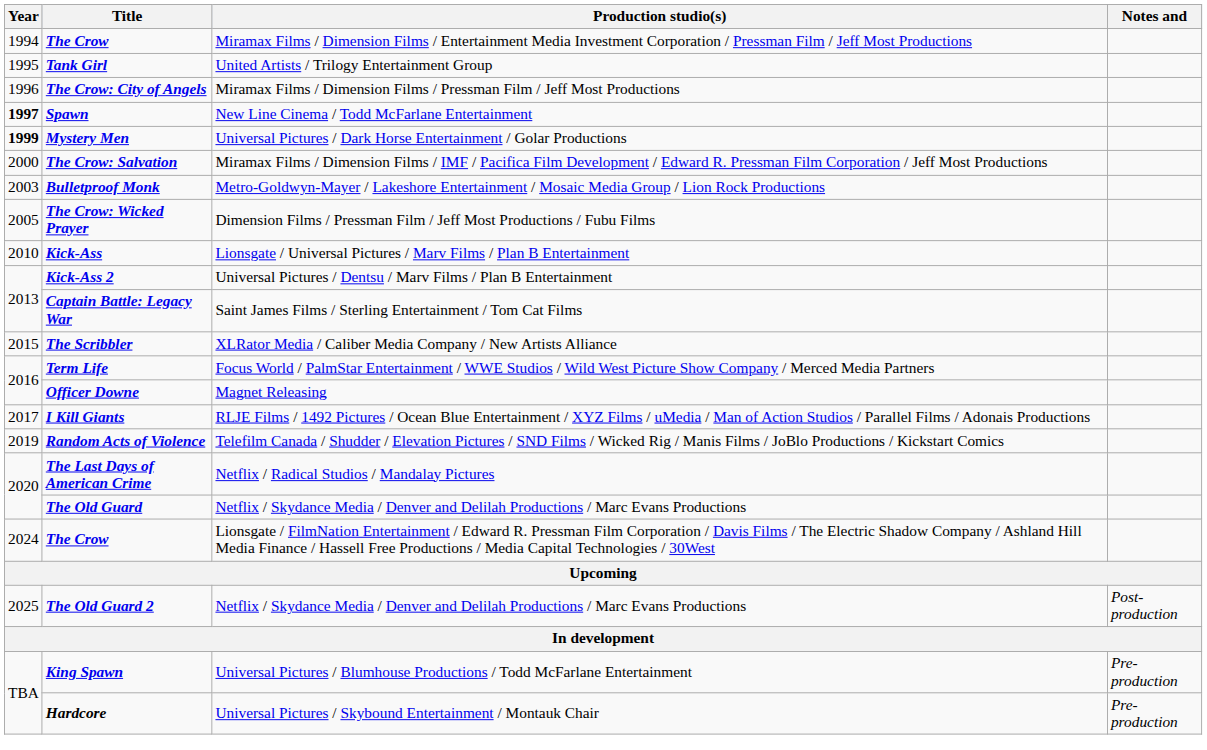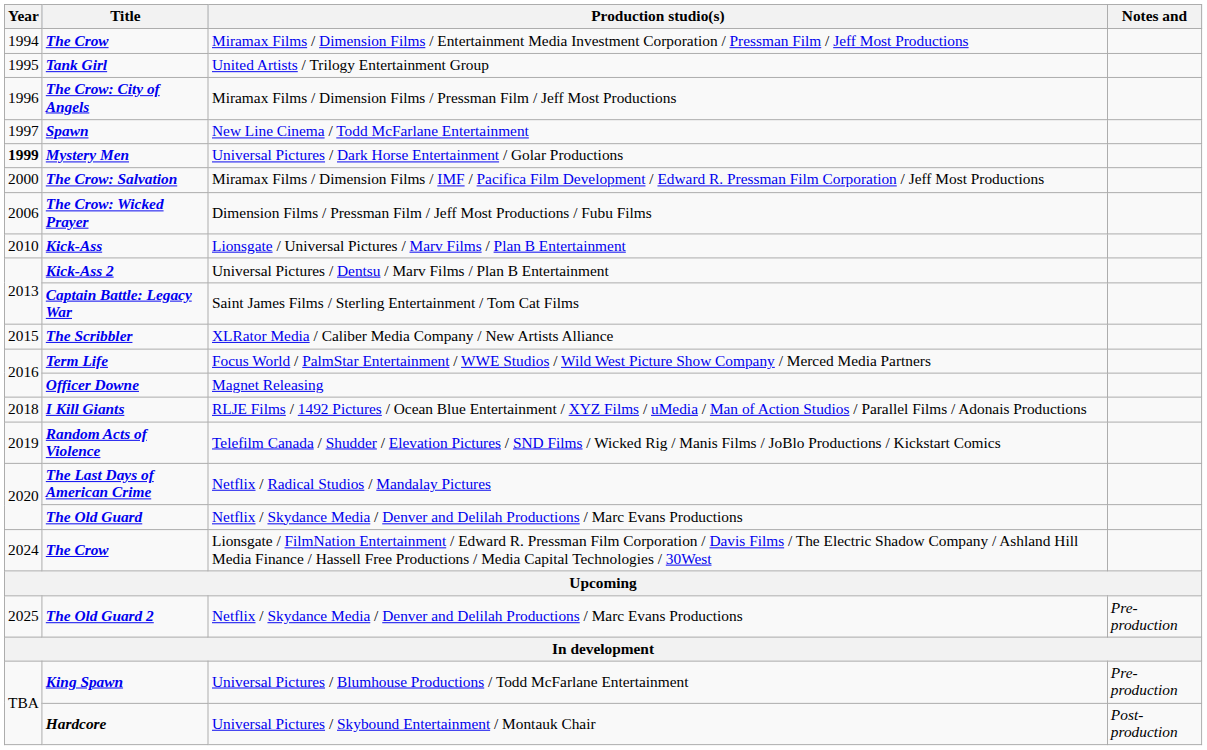(23, 114) bold -> (23, 131) normal
- row: (103, 187)
(23, 220) 2005 -> (23, 213) 2006
(23, 416) 2017 -> (23, 409) 2018
(1144, 605) Post-production -> (1144, 616) Pre-production
(1144, 713) Pre-production -> (1144, 723) Post-production
